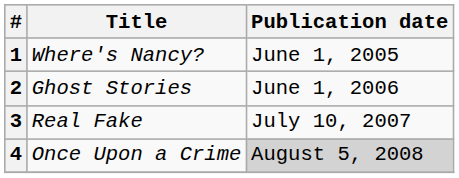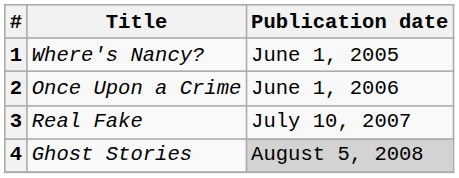(112, 88) Ghost Stories -> (137, 88) Once Upon a Crime
(137, 155) Once Upon a Crime -> (112, 155) Ghost Stories
